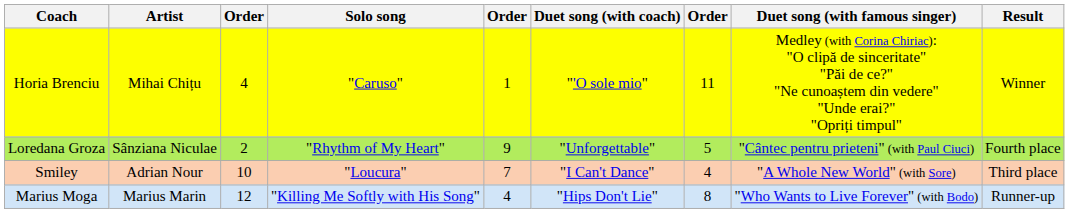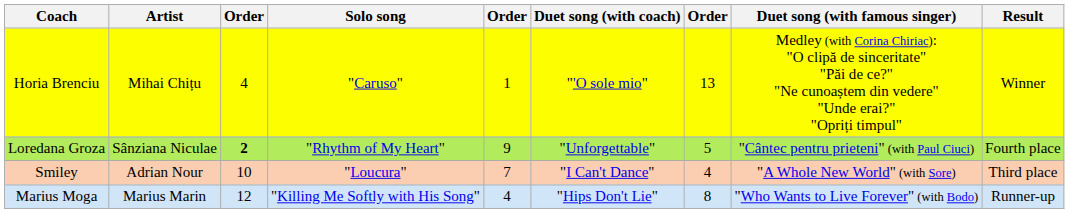(708, 82) 11 -> (708, 82) 13
(244, 148) normal -> (244, 148) bold
